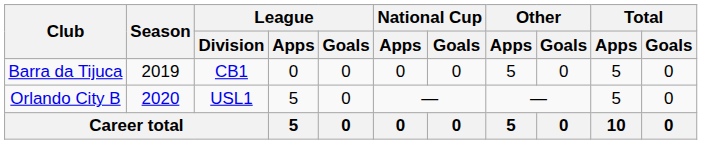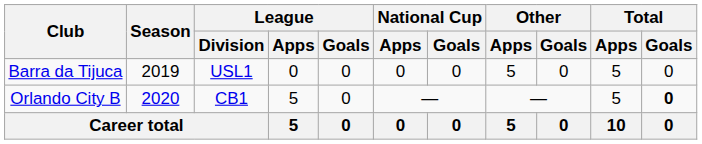(231, 71) CB1 -> (231, 71) USL1
(231, 98) USL1 -> (231, 98) CB1
(669, 98) normal -> (669, 98) bold
